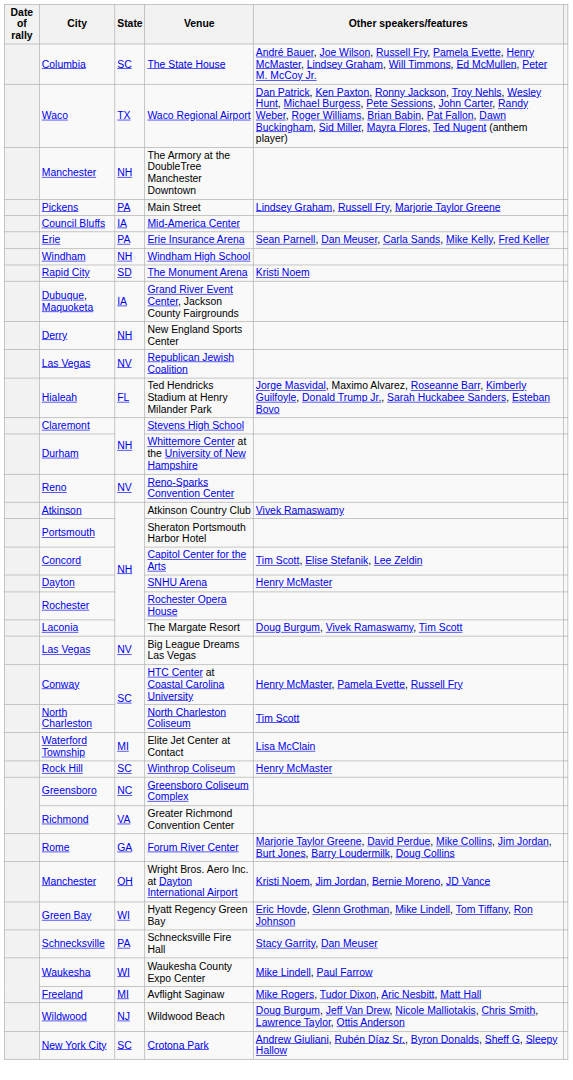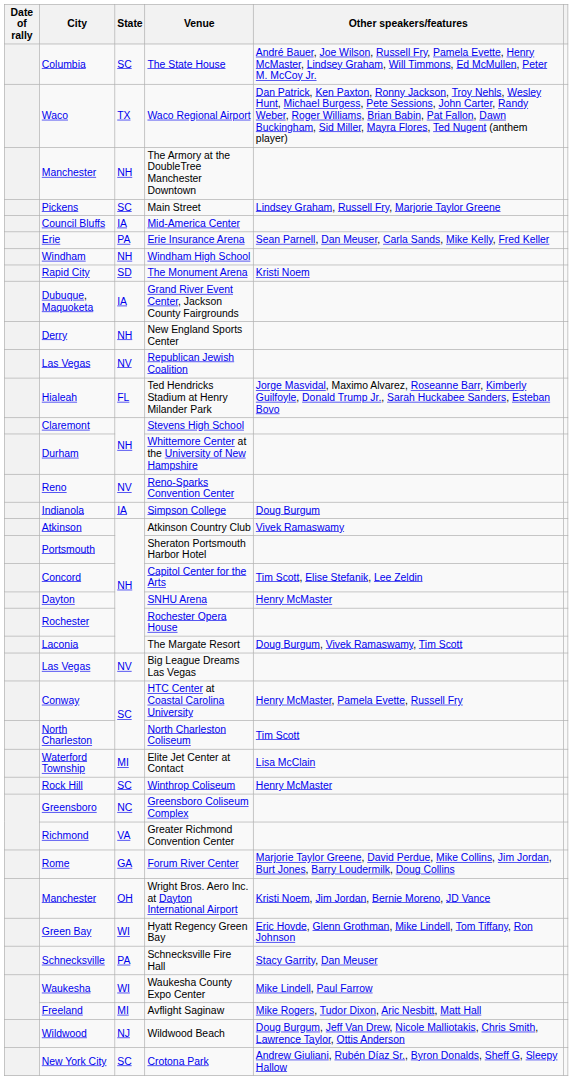(124, 207) PA -> (124, 207) SC
+ row: (187, 510)
